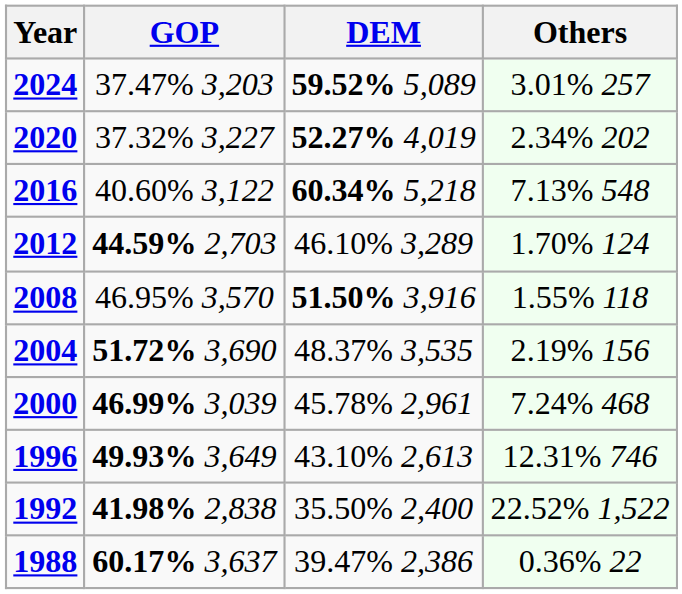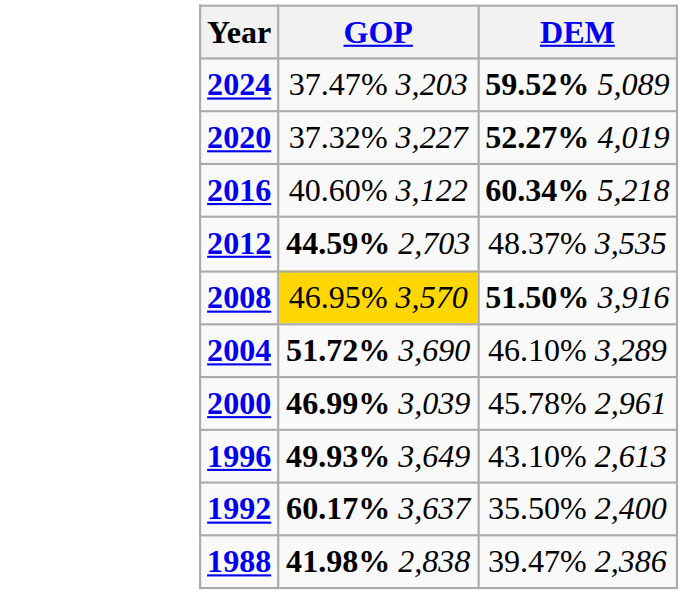- column: (580, 31)
(384, 243) 46.10% 3,289 -> (577, 243) 48.37% 3,535
(184, 296) no background -> (378, 296) gold background
(384, 349) 48.37% 3,535 -> (577, 349) 46.10% 3,289
(184, 507) 41.98% 2,838 -> (378, 507) 60.17% 3,637
(184, 560) 60.17% 3,637 -> (378, 560) 41.98% 2,838
